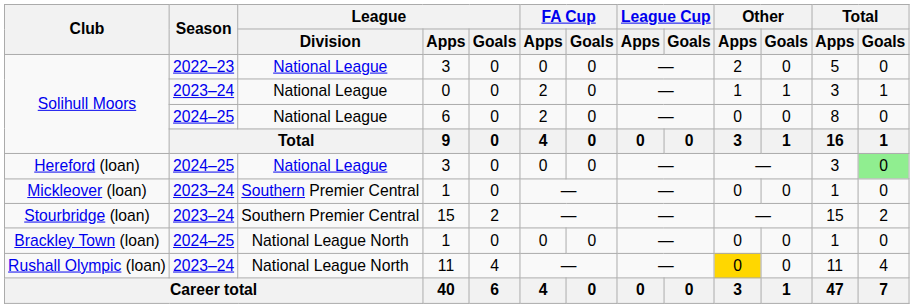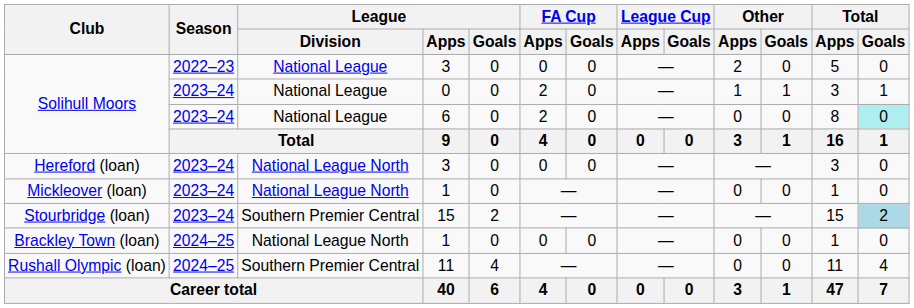(204, 116) 2024–25 -> (204, 116) 2023–24
(884, 116) no background -> (884, 116) paleturquoise background
(204, 166) 2024–25 -> (204, 166) 2023–24
(330, 166) National League -> (330, 166) National League North
(884, 166) lightgreen background -> (884, 166) no background
(330, 191) Southern Premier Central -> (330, 191) National League North
(884, 215) no background -> (884, 215) lightblue background
(204, 265) 2023–24 -> (204, 265) 2024–25
(330, 265) National League North -> (330, 265) Southern Premier Central
(738, 265) gold background -> (738, 265) no background
